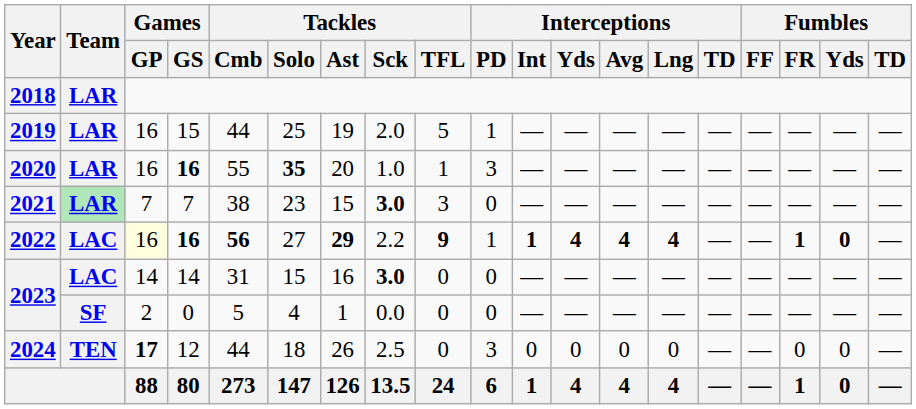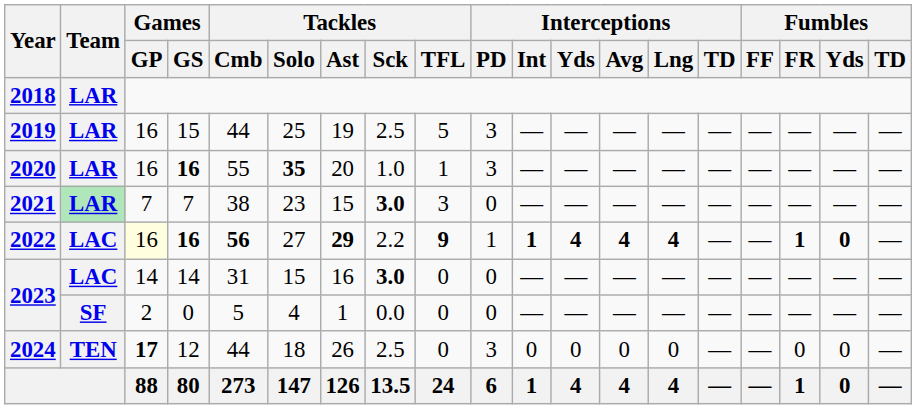(390, 131) 2.0 -> (390, 131) 2.5
(491, 131) 1 -> (491, 131) 3
